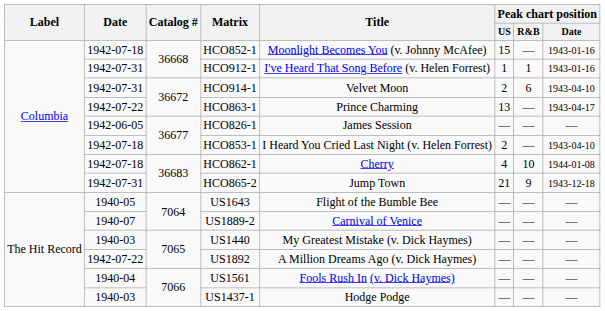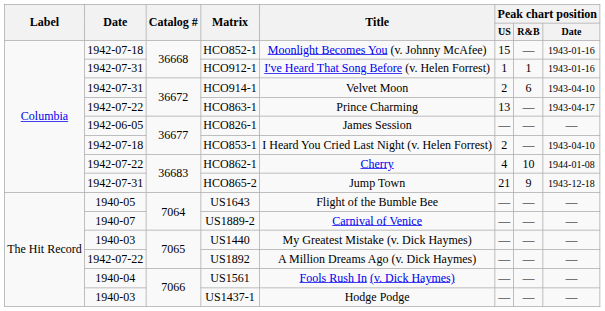(115, 163) 1942-07-18 -> (115, 163) 1942-07-22
